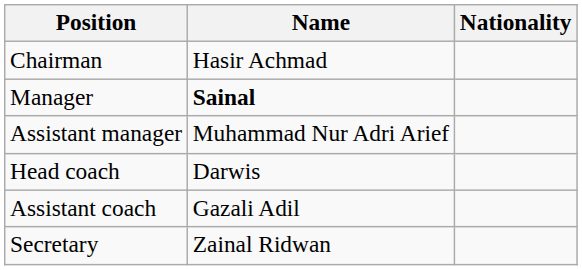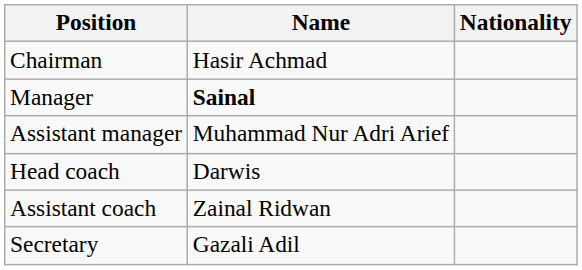(246, 208) Gazali Adil -> (262, 208) Zainal Ridwan
(262, 245) Zainal Ridwan -> (246, 245) Gazali Adil
